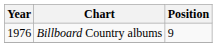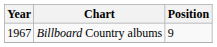(19, 33) 1976 -> (19, 33) 1967
